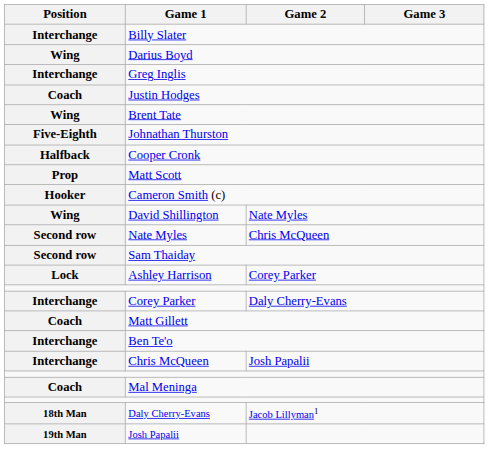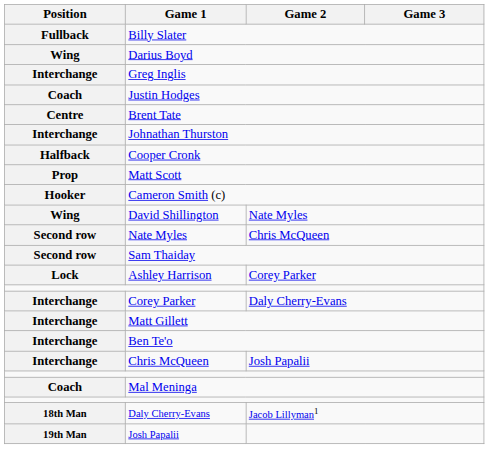(65, 34) Interchange -> (65, 34) Fullback
(65, 114) Wing -> (65, 114) Centre
(65, 134) Five-Eighth -> (65, 134) Interchange
(65, 321) Coach -> (65, 321) Interchange
